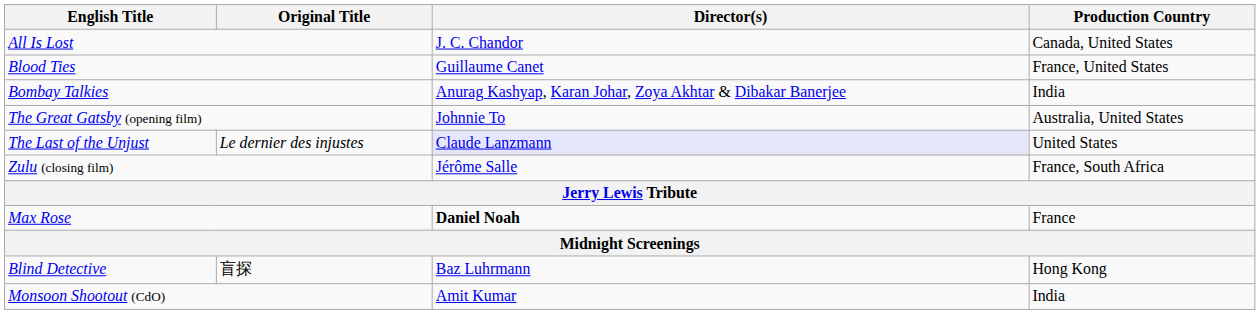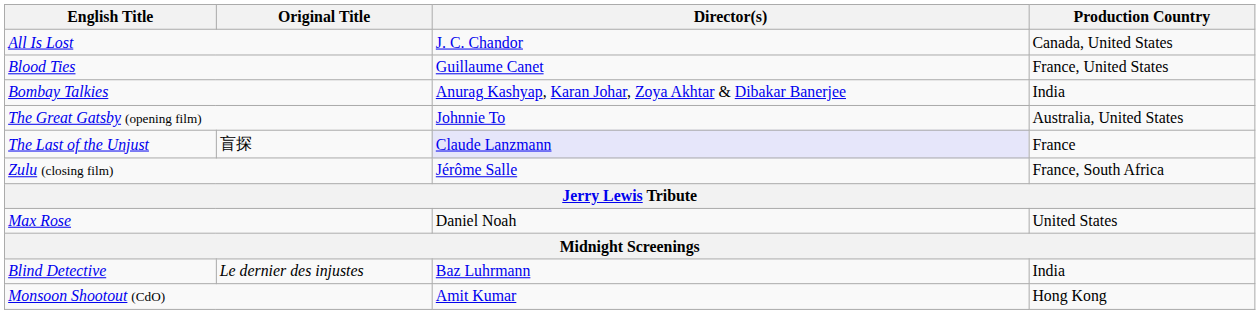(292, 142) Le dernier des injustes -> (236, 143) 盲探
(1075, 142) United States -> (1054, 144) France
(478, 218) bold -> (476, 221) normal
(1054, 218) France -> (1075, 221) United States
(236, 269) 盲探 -> (292, 271) Le dernier des injustes
(1070, 269) Hong Kong -> (1049, 271) India
(1049, 296) India -> (1070, 296) Hong Kong
